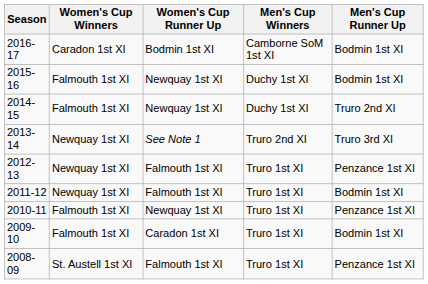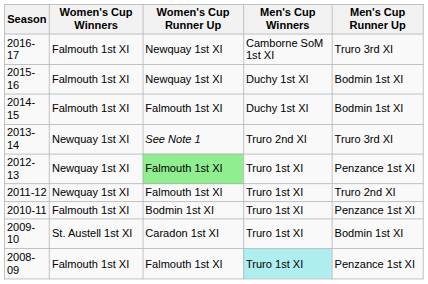(89, 49) Caradon 1st XI -> (91, 49) Falmouth 1st XI
(180, 49) Bodmin 1st XI -> (184, 49) Newquay 1st XI
(369, 49) Bodmin 1st XI -> (364, 49) Truro 3rd XI
(184, 109) Newquay 1st XI -> (184, 109) Falmouth 1st XI
(365, 109) Truro 2nd XI -> (369, 109) Bodmin 1st XI
(184, 169) no background -> (184, 169) lightgreen background
(369, 192) Bodmin 1st XI -> (365, 192) Truro 2nd XI
(184, 210) Newquay 1st XI -> (180, 210) Bodmin 1st XI
(91, 234) Falmouth 1st XI -> (92, 234) St. Austell 1st XI
(92, 263) St. Austell 1st XI -> (91, 263) Falmouth 1st XI
(275, 263) no background -> (275, 263) paleturquoise background
